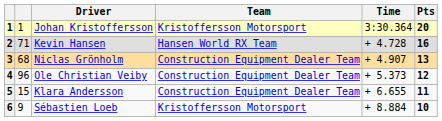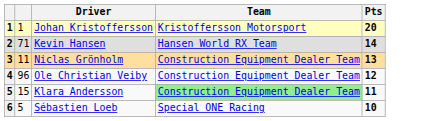- column: (388, 13)
(423, 45) 16 -> (371, 45) 14
(23, 61) 68 -> (23, 61) 11
(259, 92) no background -> (259, 92) lightgreen background
(20, 108) 9 -> (20, 108) 5
(232, 108) Kristoffersson Motorsport -> (211, 108) Special ONE Racing
